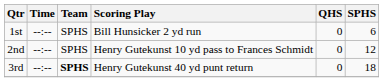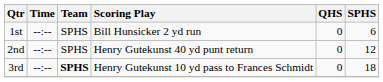(203, 49) Henry Gutekunst 10 yd pass to Frances Schmidt -> (173, 49) Henry Gutekunst 40 yd punt return
(173, 67) Henry Gutekunst 40 yd punt return -> (203, 67) Henry Gutekunst 10 yd pass to Frances Schmidt
